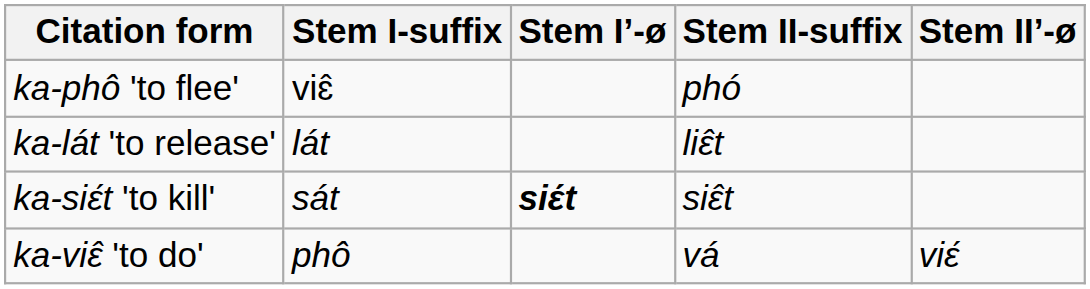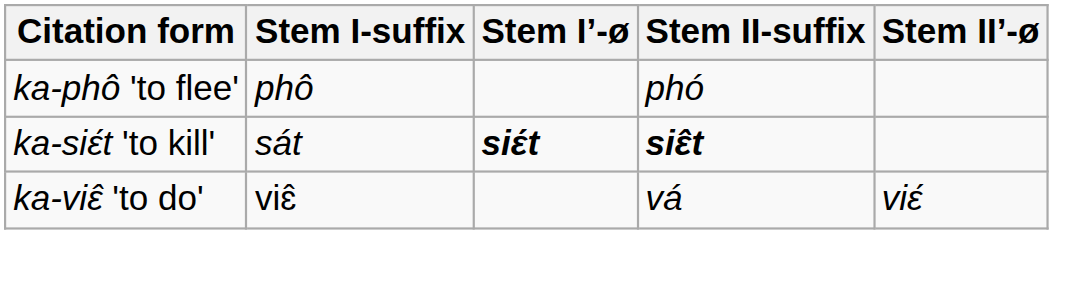(313, 87) viɛ̂ -> (284, 87) phô
- row: (145, 143)
(708, 198) normal -> (674, 143) bold
(321, 254) phô -> (276, 198) viɛ̂
